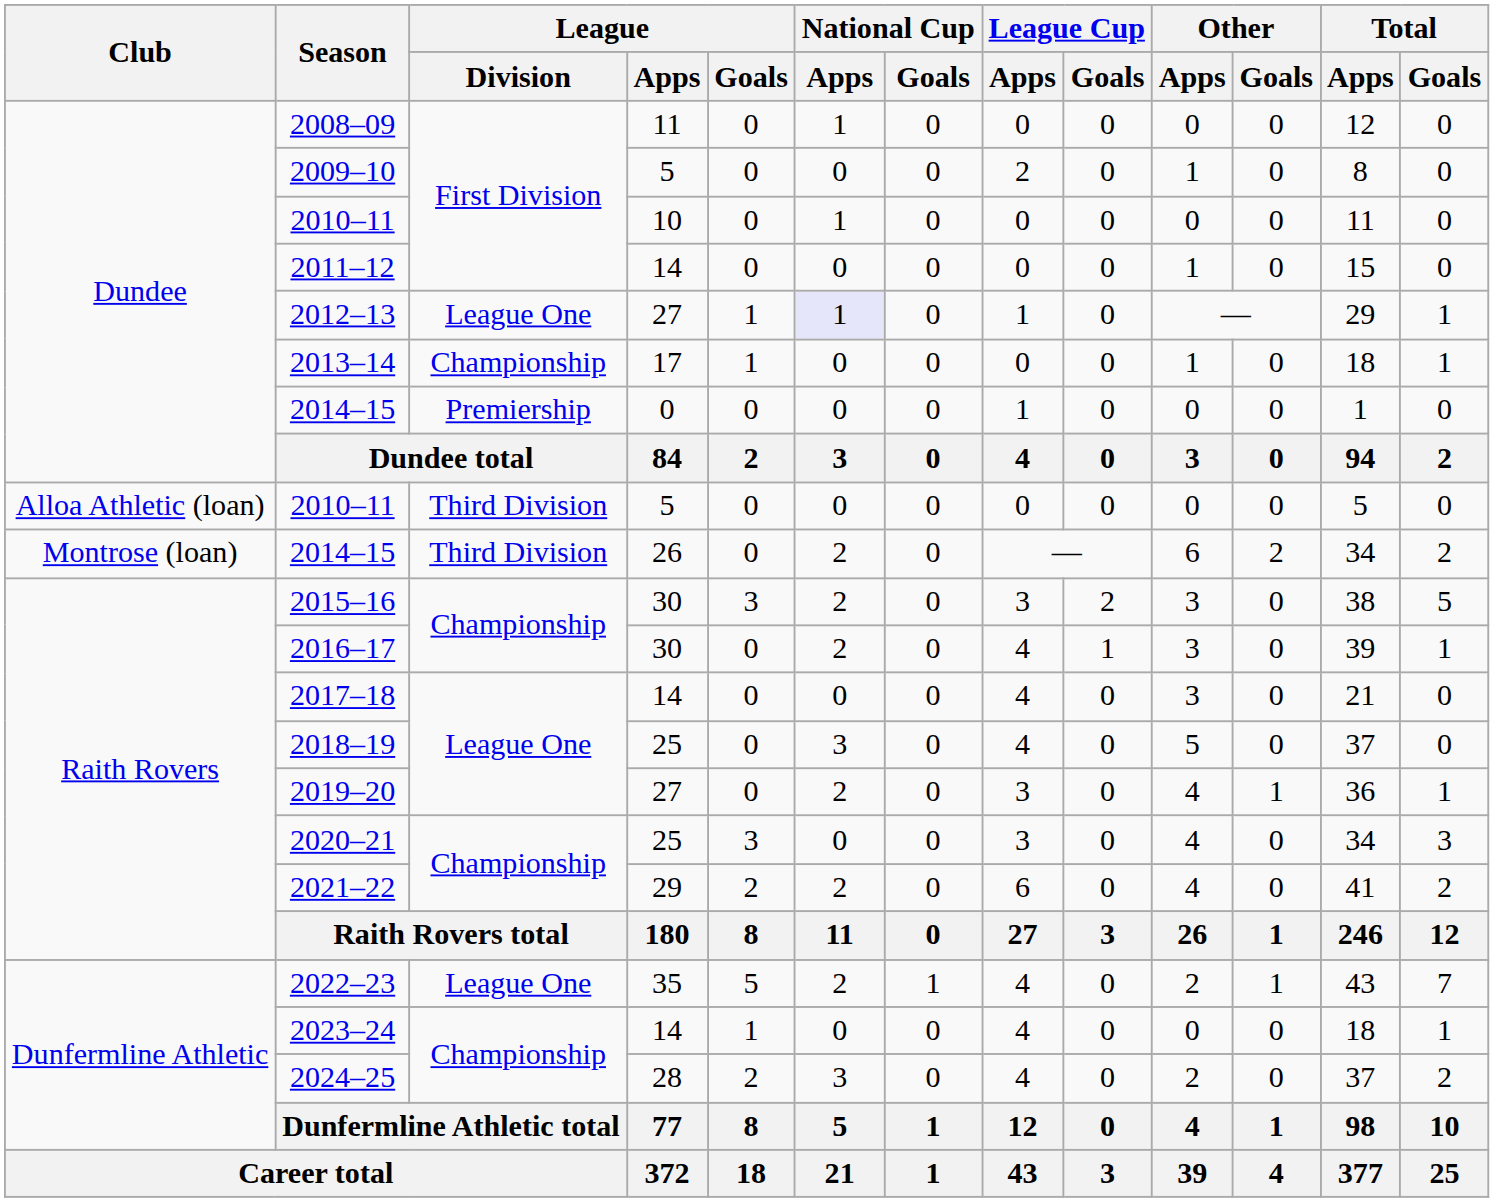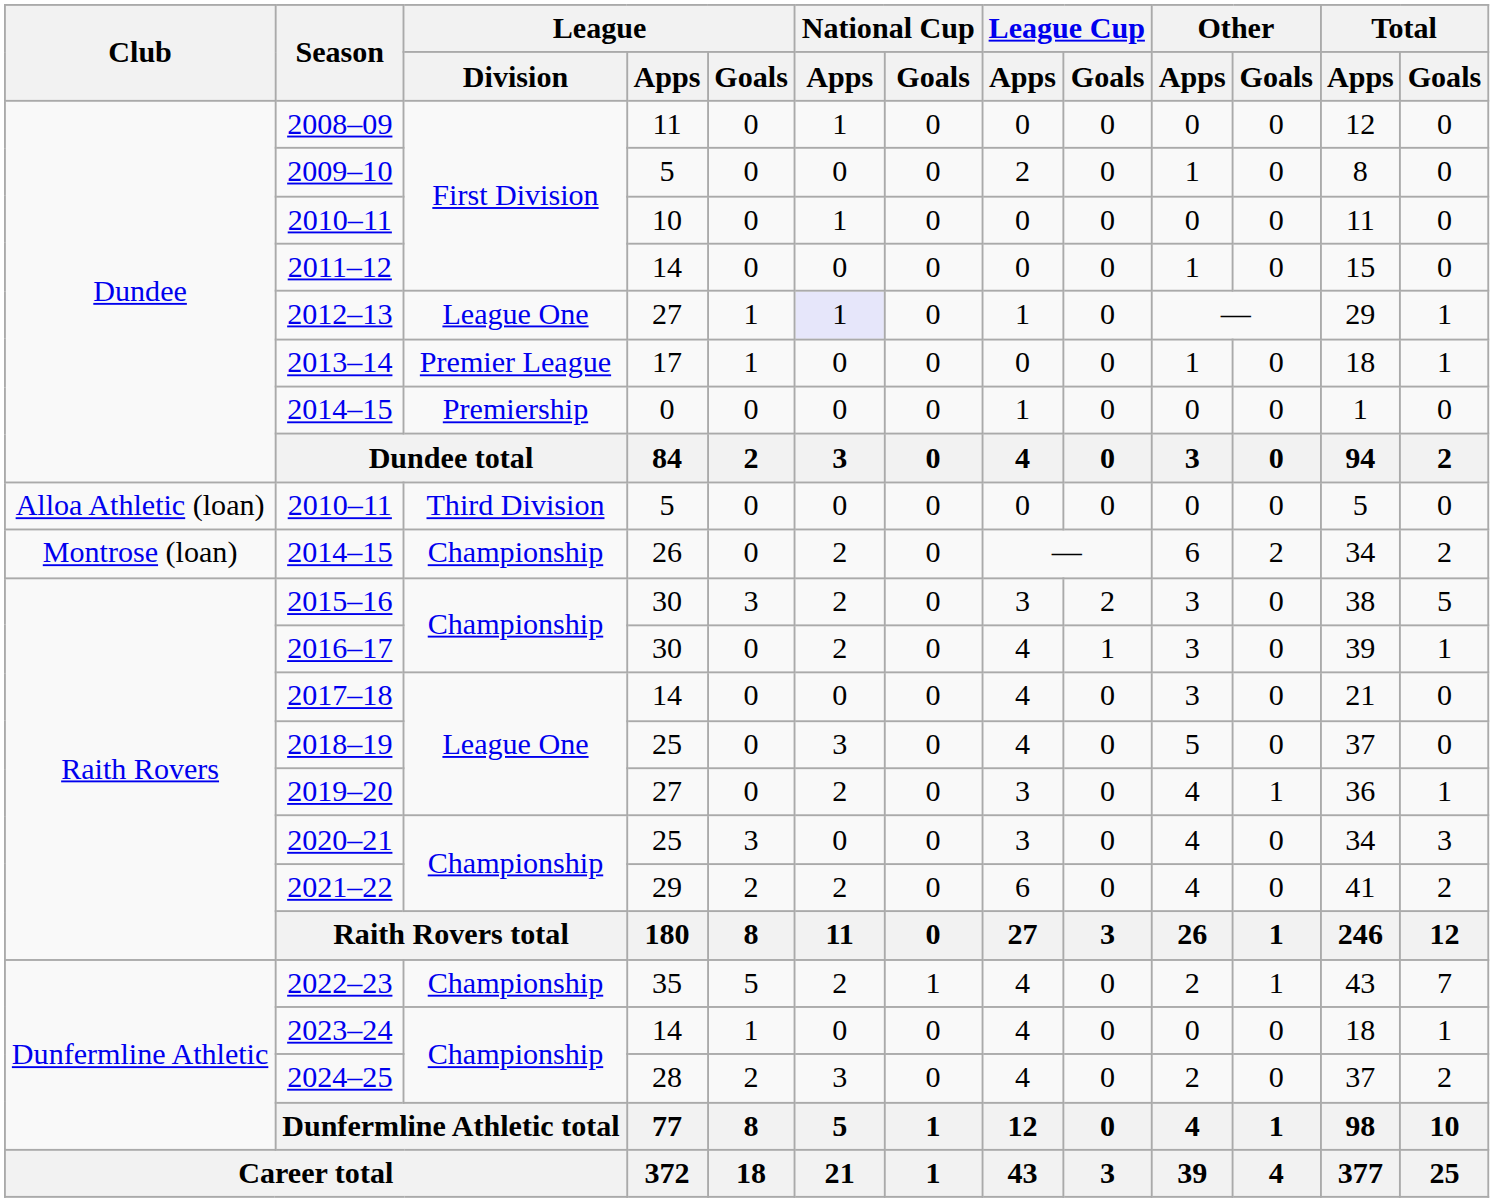(518, 362) Championship -> (515, 362) Premier League
(518, 553) Third Division -> (515, 553) Championship
(518, 982) League One -> (515, 982) Championship
